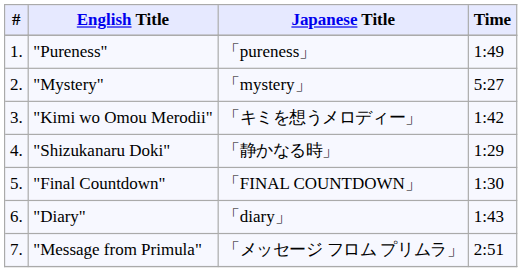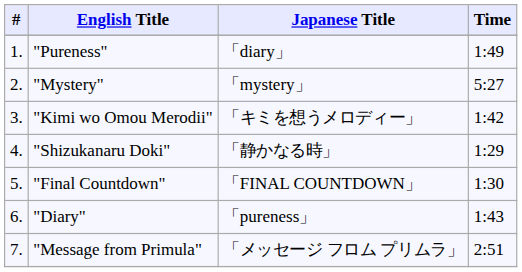(270, 52) 「pureness」 -> (257, 52) 「diary」
(257, 217) 「diary」 -> (270, 217) 「pureness」
